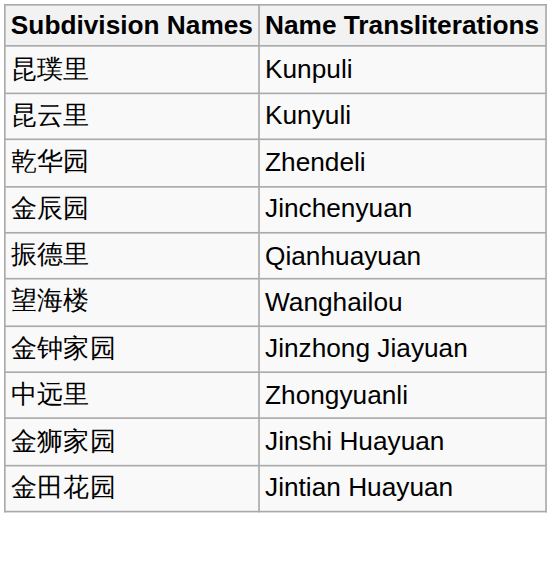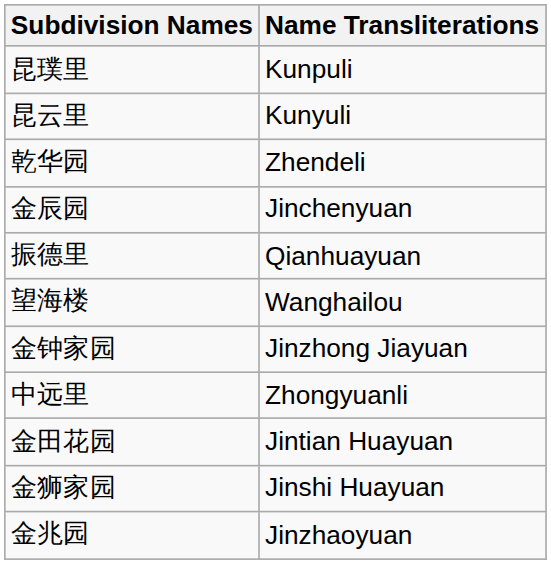rows swapped: (63, 487) <-> (63, 440)
+ row: (50, 533)
